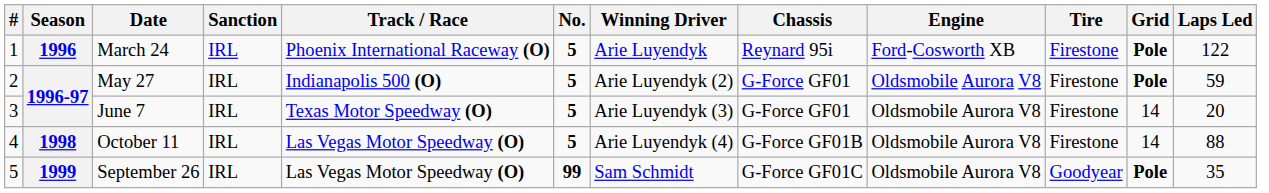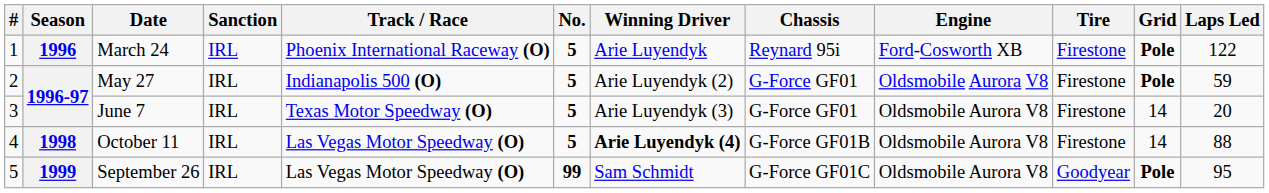(664, 142) normal -> (667, 142) bold
(1215, 172) 35 -> (1223, 172) 95
